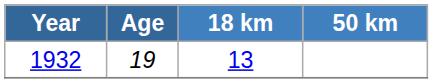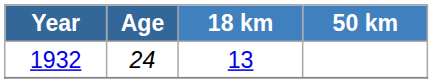(142, 60) 19 -> (142, 60) 24
